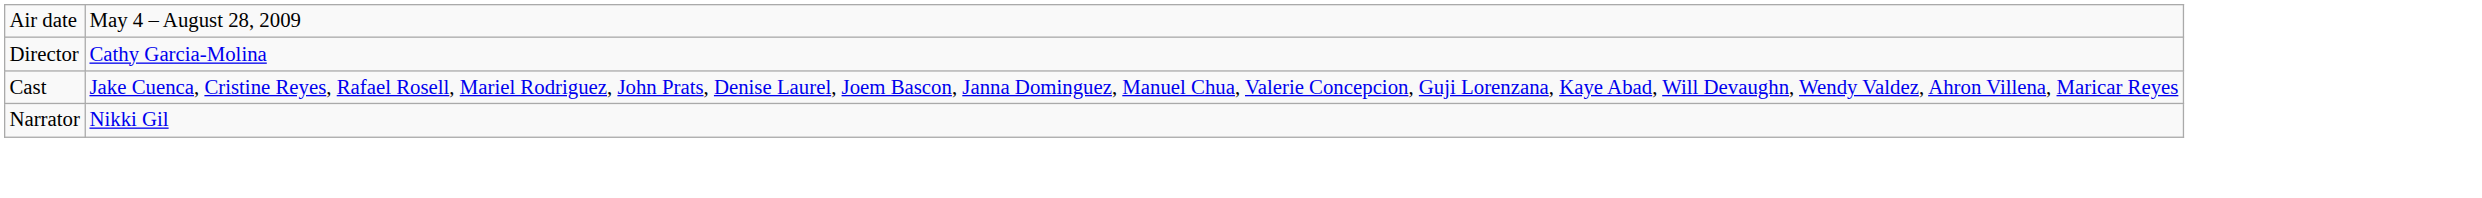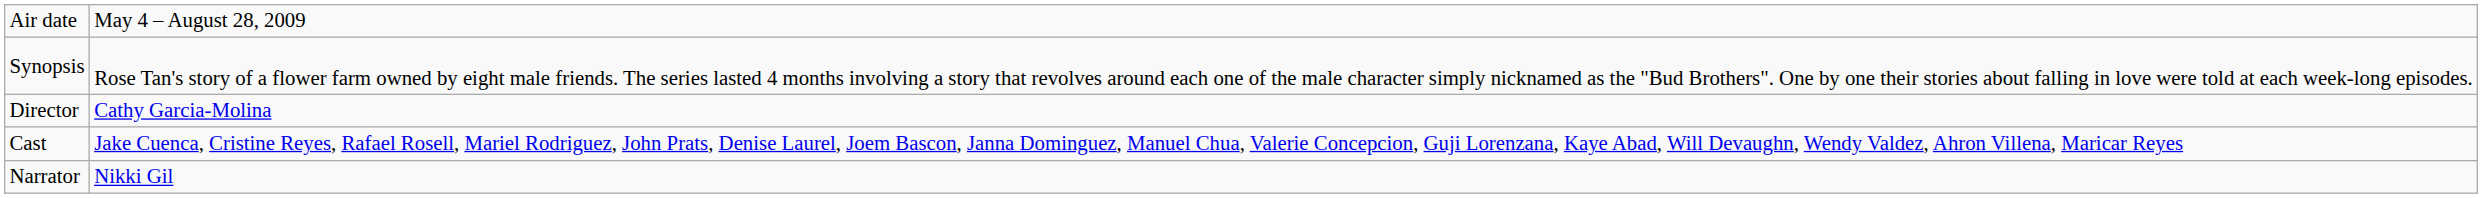+ row: (47, 65)
